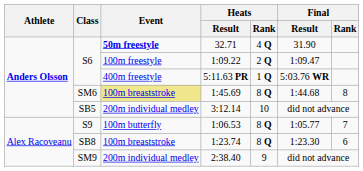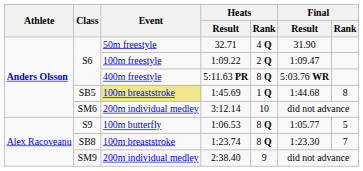(131, 45) bold -> (130, 45) normal
(264, 77) 1 Q -> (264, 77) 8 Q
(87, 93) SM6 -> (87, 93) SB5
(264, 93) 8 Q -> (264, 93) 1 Q
(87, 109) SB5 -> (87, 109) SM6
(345, 126) 7 -> (345, 126) 5
(345, 142) 6 -> (345, 142) 7
